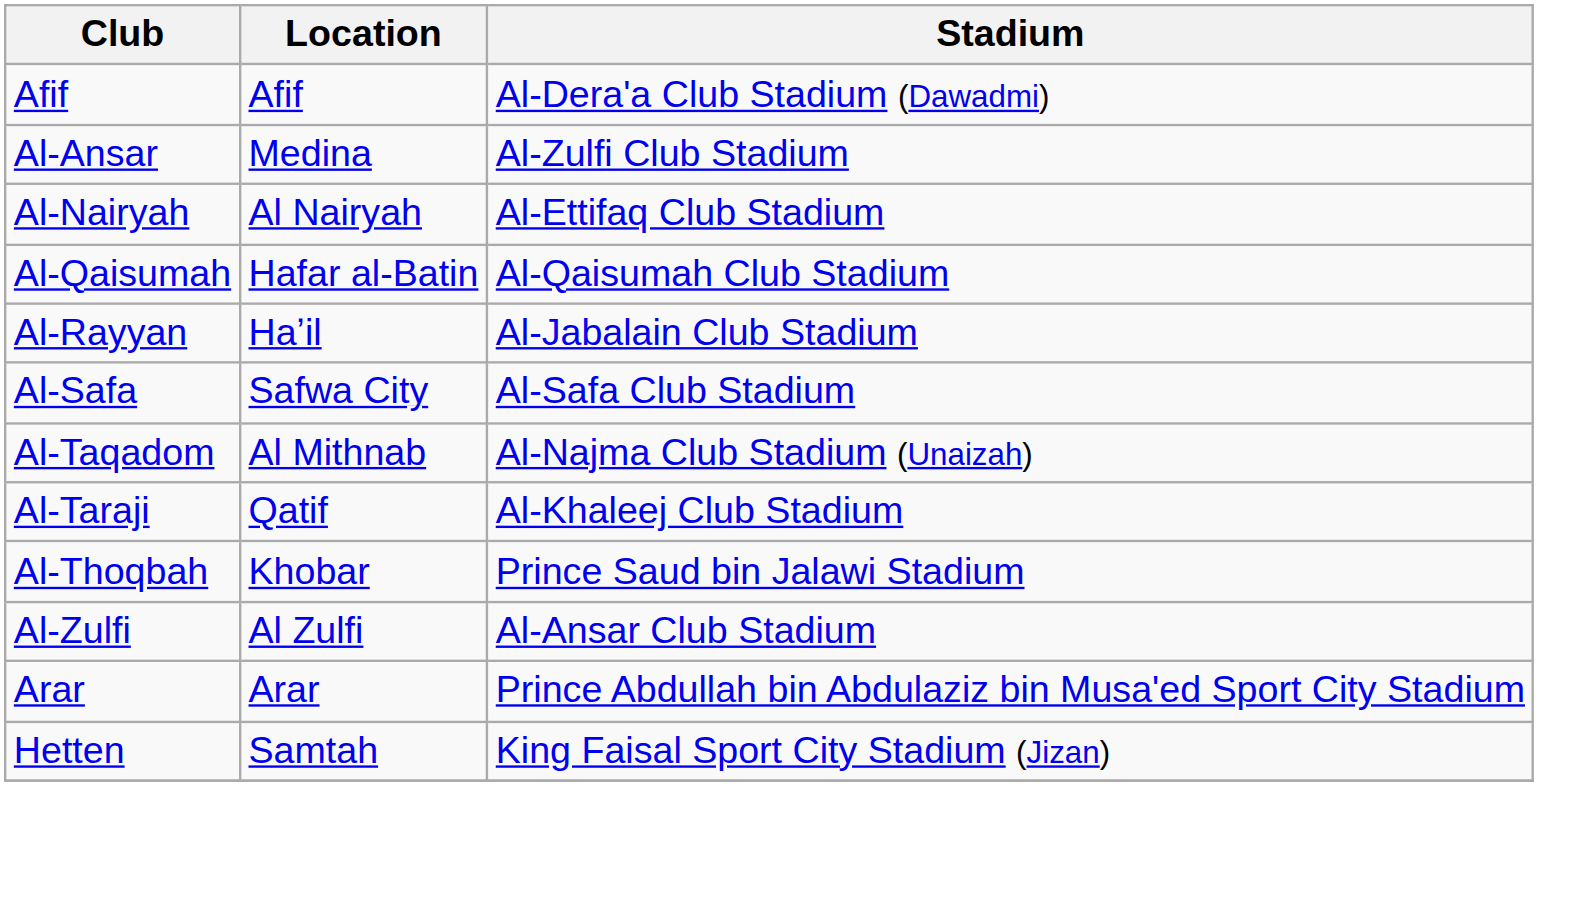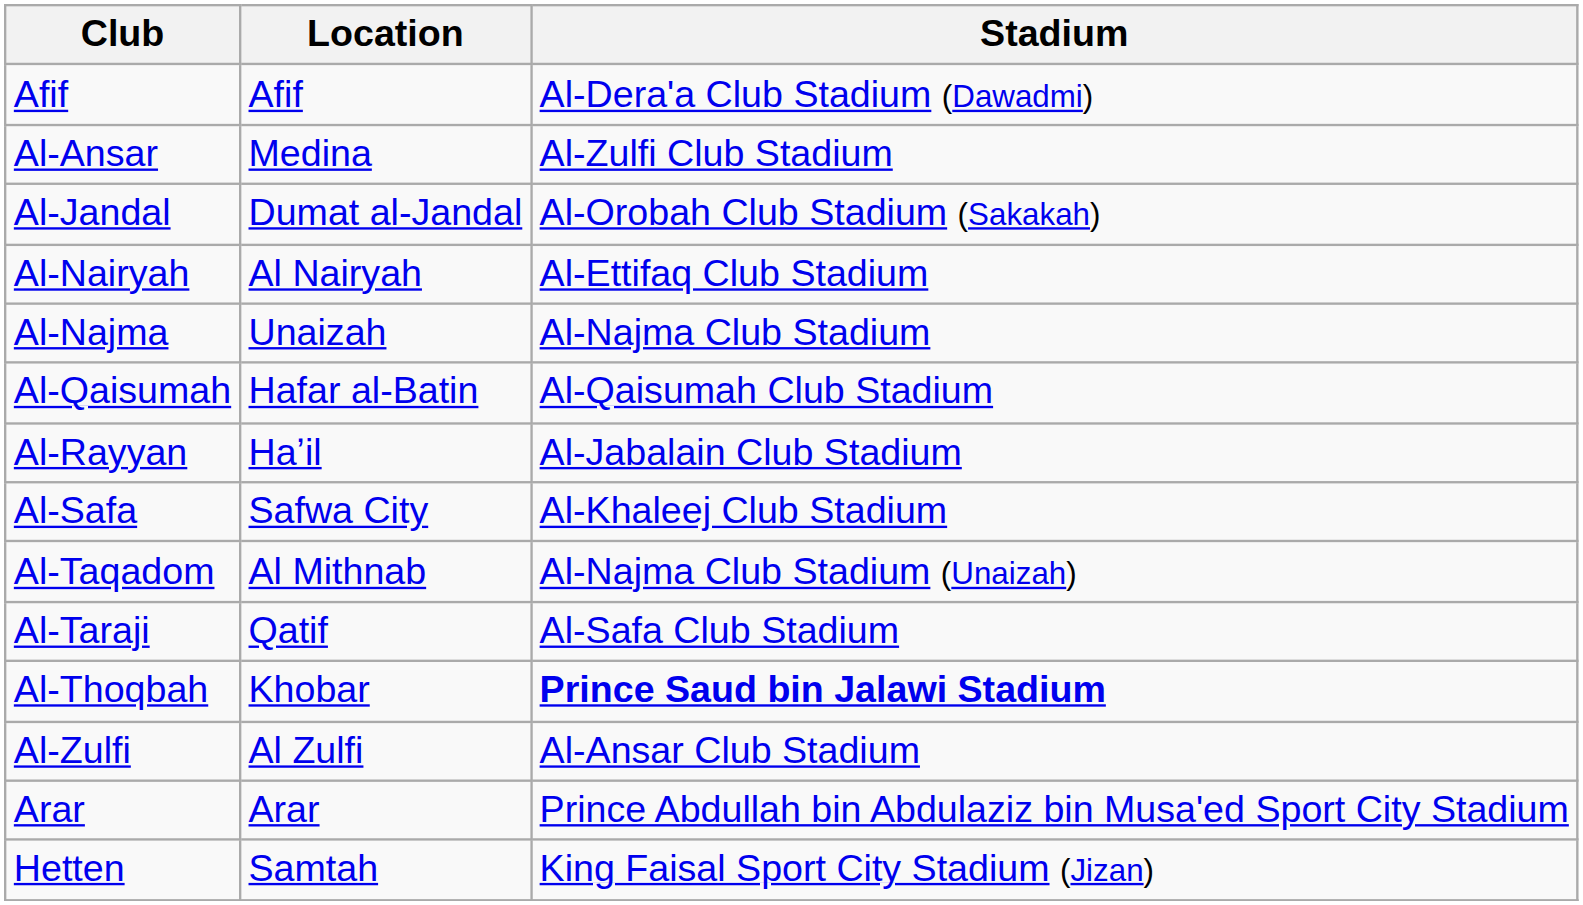+ row: (92, 213)
+ row: (91, 332)
(675, 392) Al-Safa Club Stadium -> (743, 511) Al-Khaleej Club Stadium
(700, 511) Al-Khaleej Club Stadium -> (719, 630) Al-Safa Club Stadium
(760, 570) normal -> (823, 690) bold
